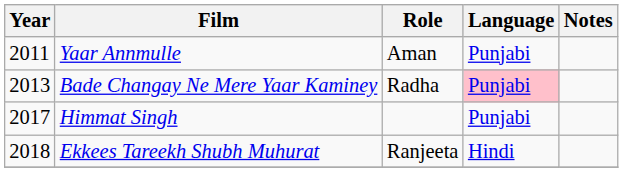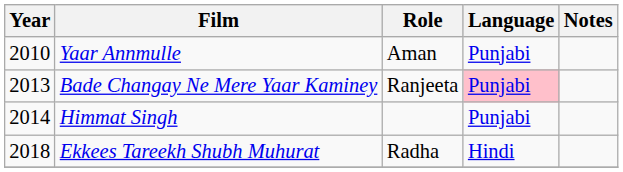(29, 53) 2011 -> (30, 53) 2010
(413, 85) Radha -> (423, 85) Ranjeeta
(30, 118) 2017 -> (30, 118) 2014
(423, 150) Ranjeeta -> (413, 150) Radha
